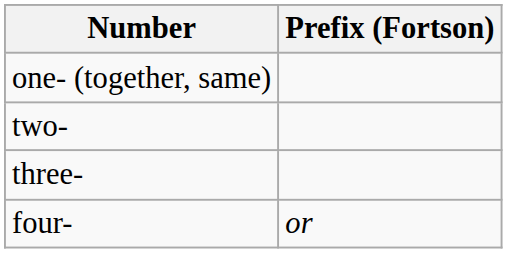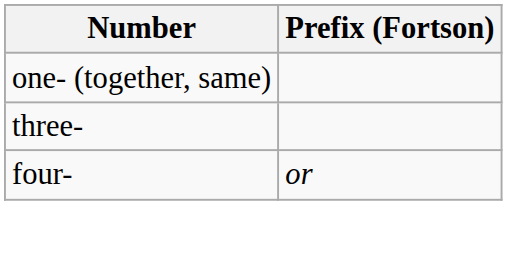- row: (40, 125)
